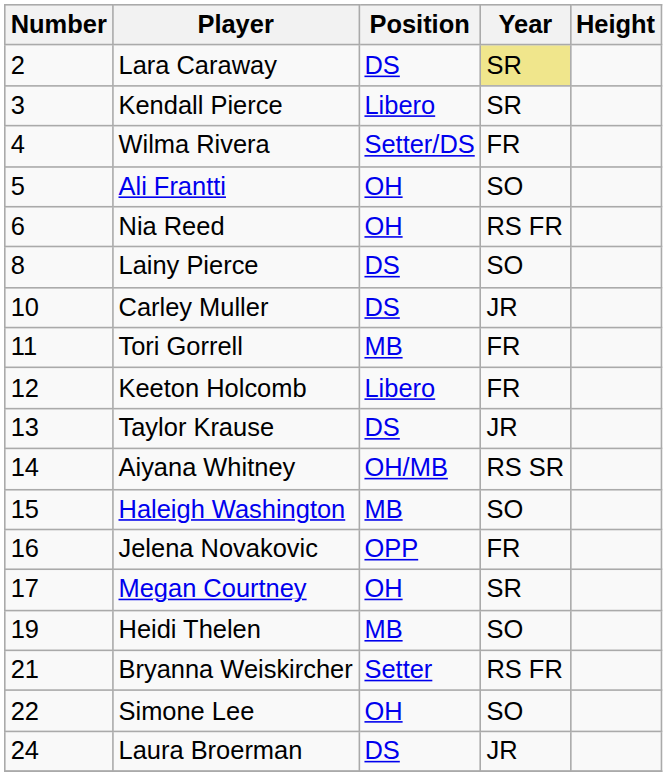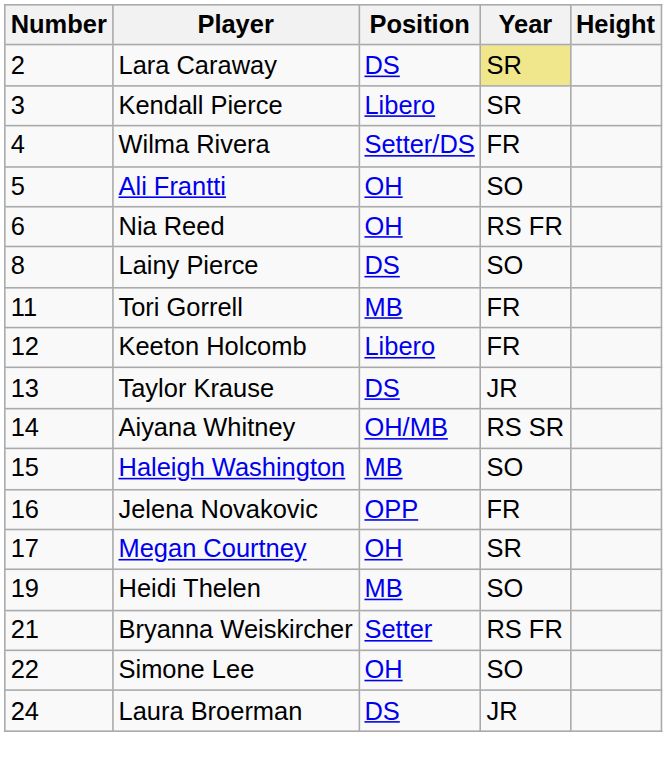- row: (193, 307)
